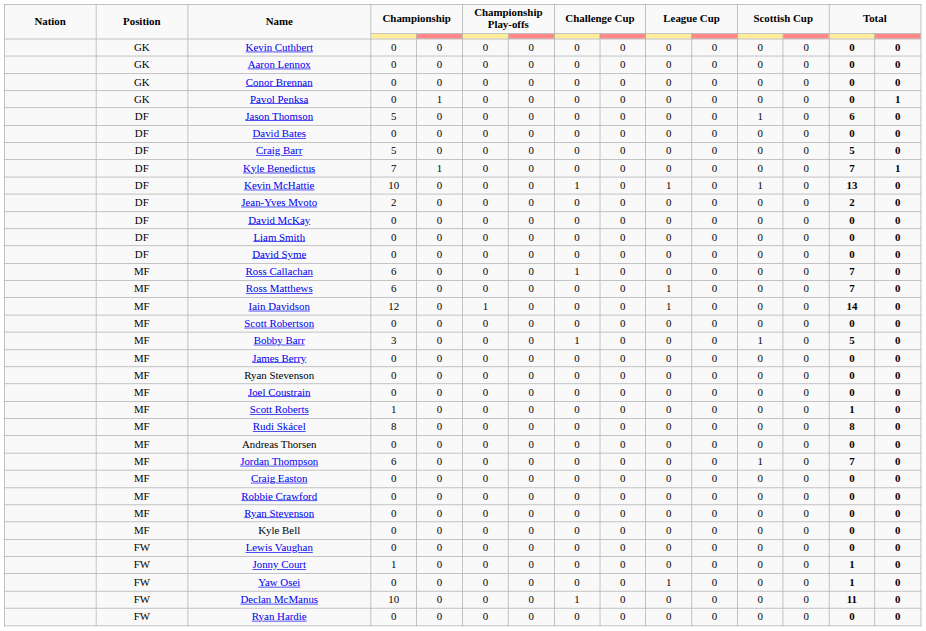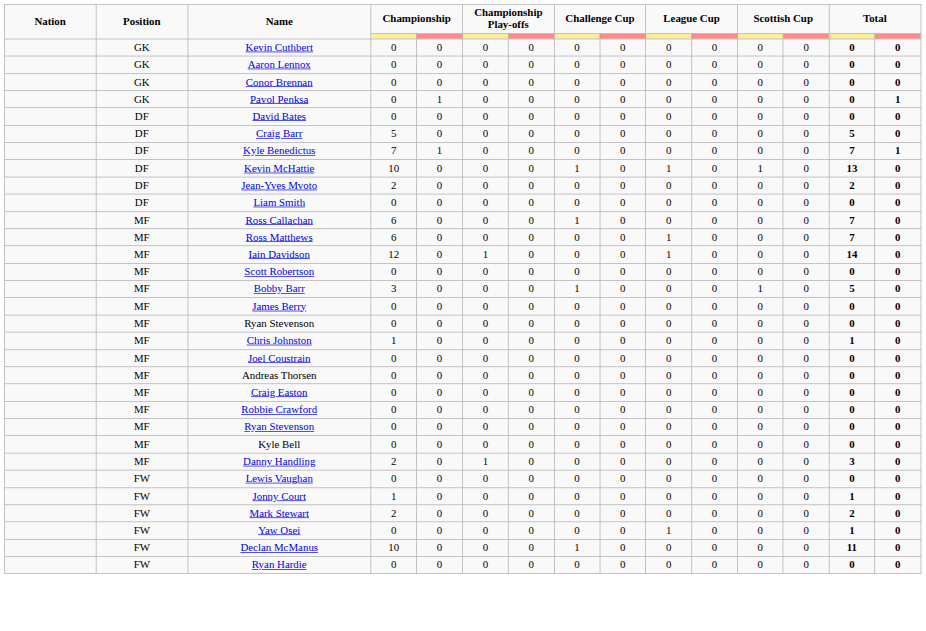- row: (279, 116)
- row: (279, 220)
- row: (279, 254)
+ row: (279, 340)
- row: (279, 409)
- row: (279, 427)
- row: (279, 461)
+ row: (279, 461)
+ row: (279, 513)
